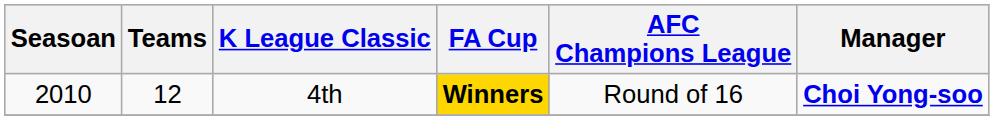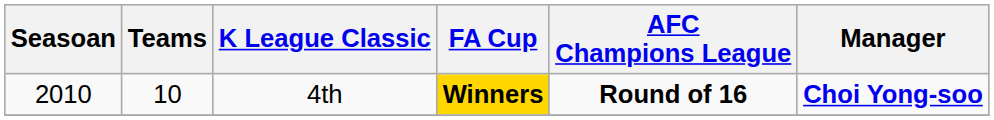(167, 94) 12 -> (167, 94) 10
(673, 94) normal -> (673, 94) bold
